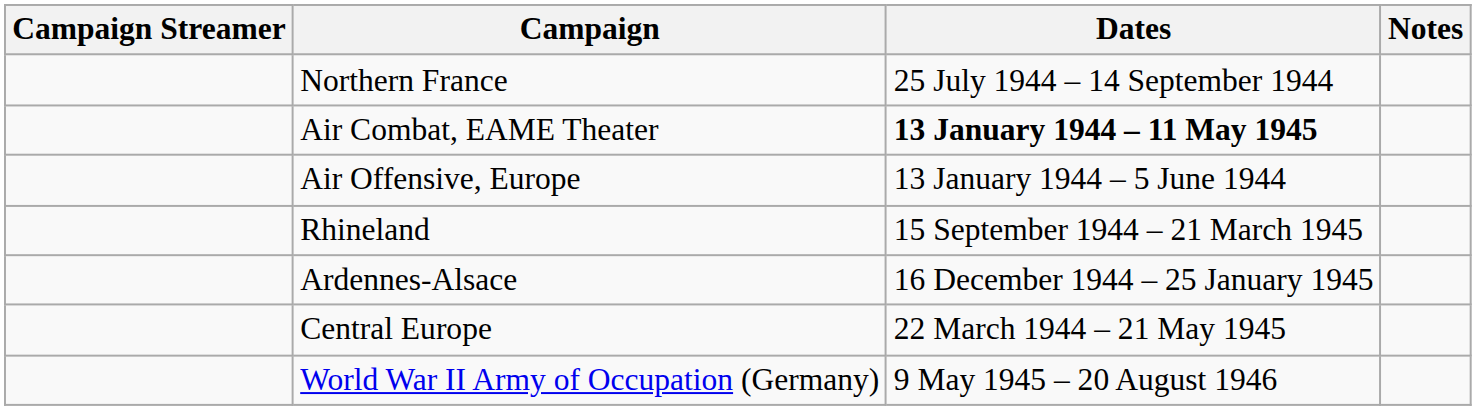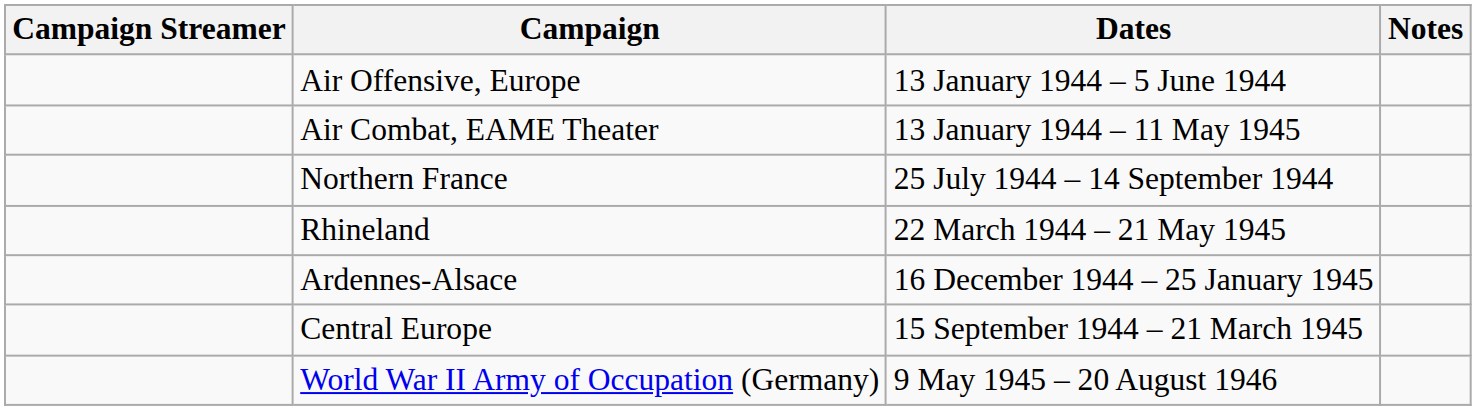rows swapped: (440, 179) <-> (404, 79)
(1106, 129) bold -> (1097, 129) normal
(1128, 229) 15 September 1944 – 21 March 1945 -> (1090, 229) 22 March 1944 – 21 May 1945
(1090, 329) 22 March 1944 – 21 May 1945 -> (1128, 329) 15 September 1944 – 21 March 1945
